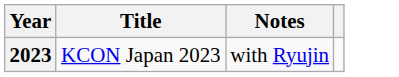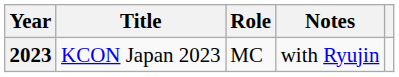+ column: (251, 21)
